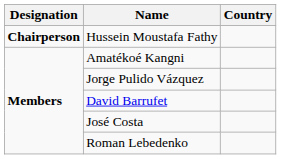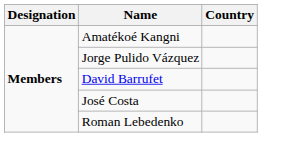- row: (152, 36)
